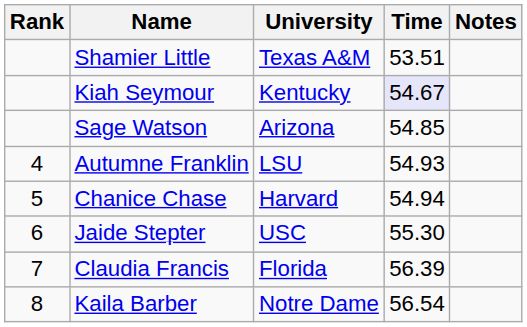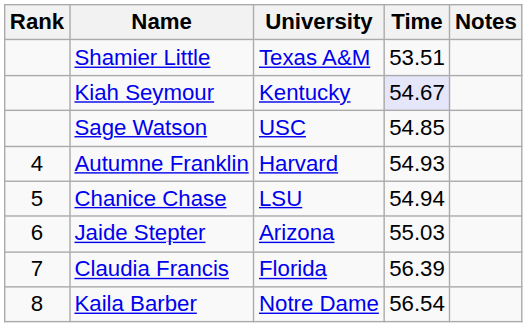(297, 127) Arizona -> (282, 127) USC
(281, 163) LSU -> (299, 163) Harvard
(299, 198) Harvard -> (281, 198) LSU
(282, 233) USC -> (297, 233) Arizona
(417, 233) 55.30 -> (417, 233) 55.03
